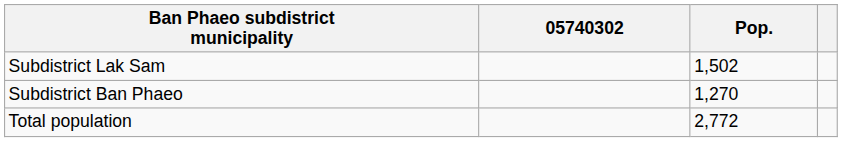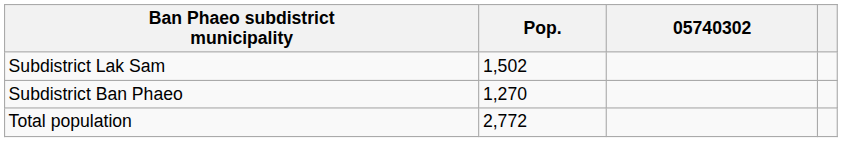columns swapped: (754, 28) <-> (585, 28)
